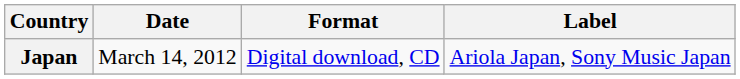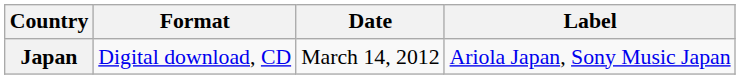columns swapped: (168, 21) <-> (343, 21)
